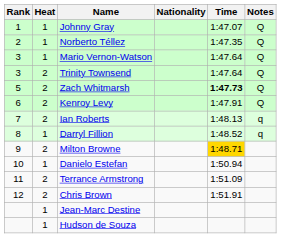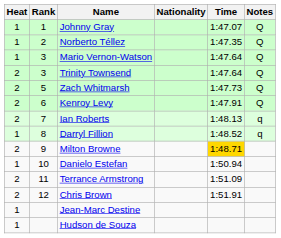columns swapped: (18, 12) <-> (45, 12)
(226, 88) bold -> (226, 88) normal
